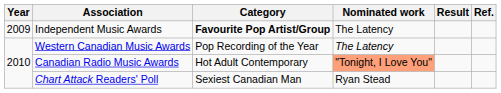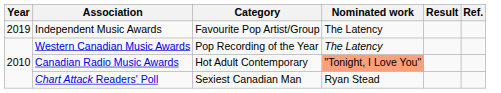(19, 29) 2009 -> (19, 29) 2019
(263, 29) bold -> (257, 29) normal
